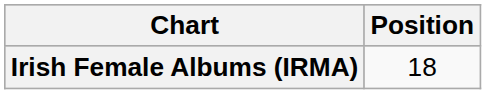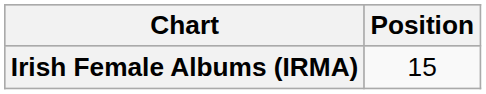(422, 66) 18 -> (422, 66) 15
